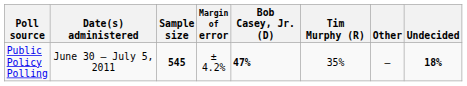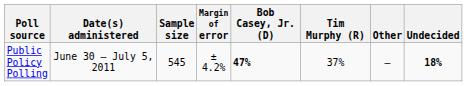(177, 62) bold -> (177, 62) normal
(335, 62) 35% -> (335, 62) 37%
